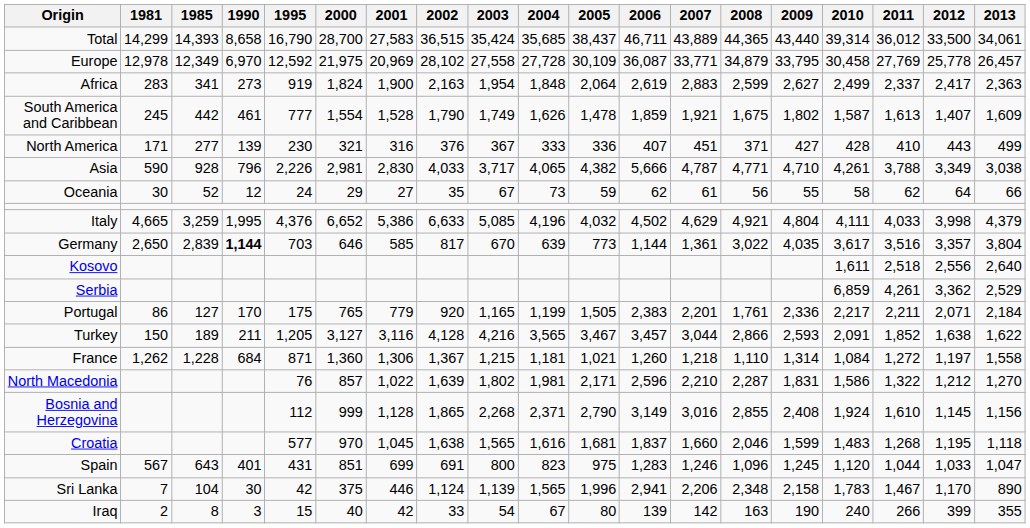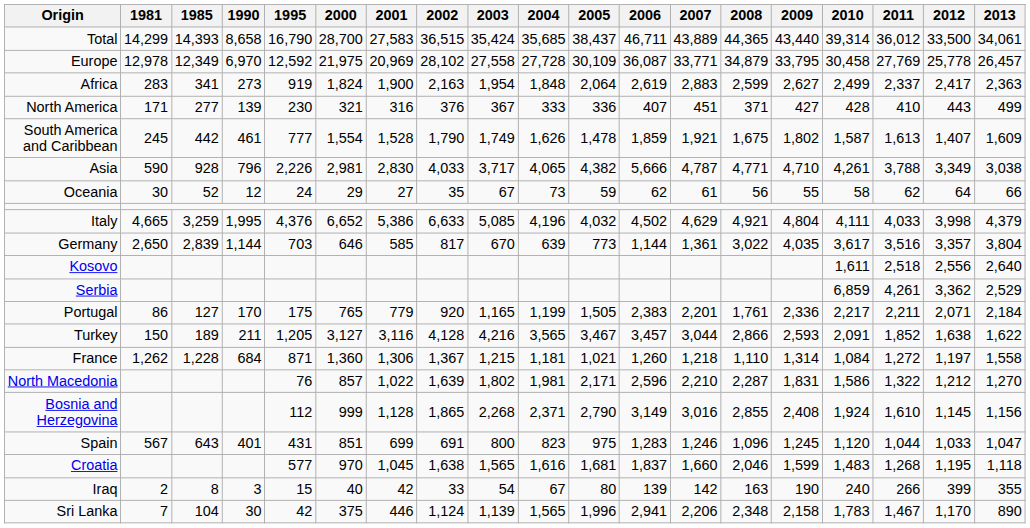rows swapped: (72, 146) <-> (70, 115)
(243, 244) bold -> (243, 244) normal
rows swapped: (94, 443) <-> (99, 466)
rows swapped: (87, 488) <-> (105, 511)
